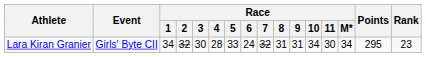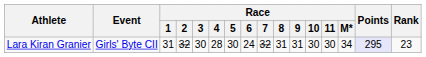(168, 45) 34 -> (168, 45) 31
(233, 45) 33 -> (233, 45) 30
(314, 45) 34 -> (314, 45) 30
(373, 45) no background -> (373, 45) lavender background
